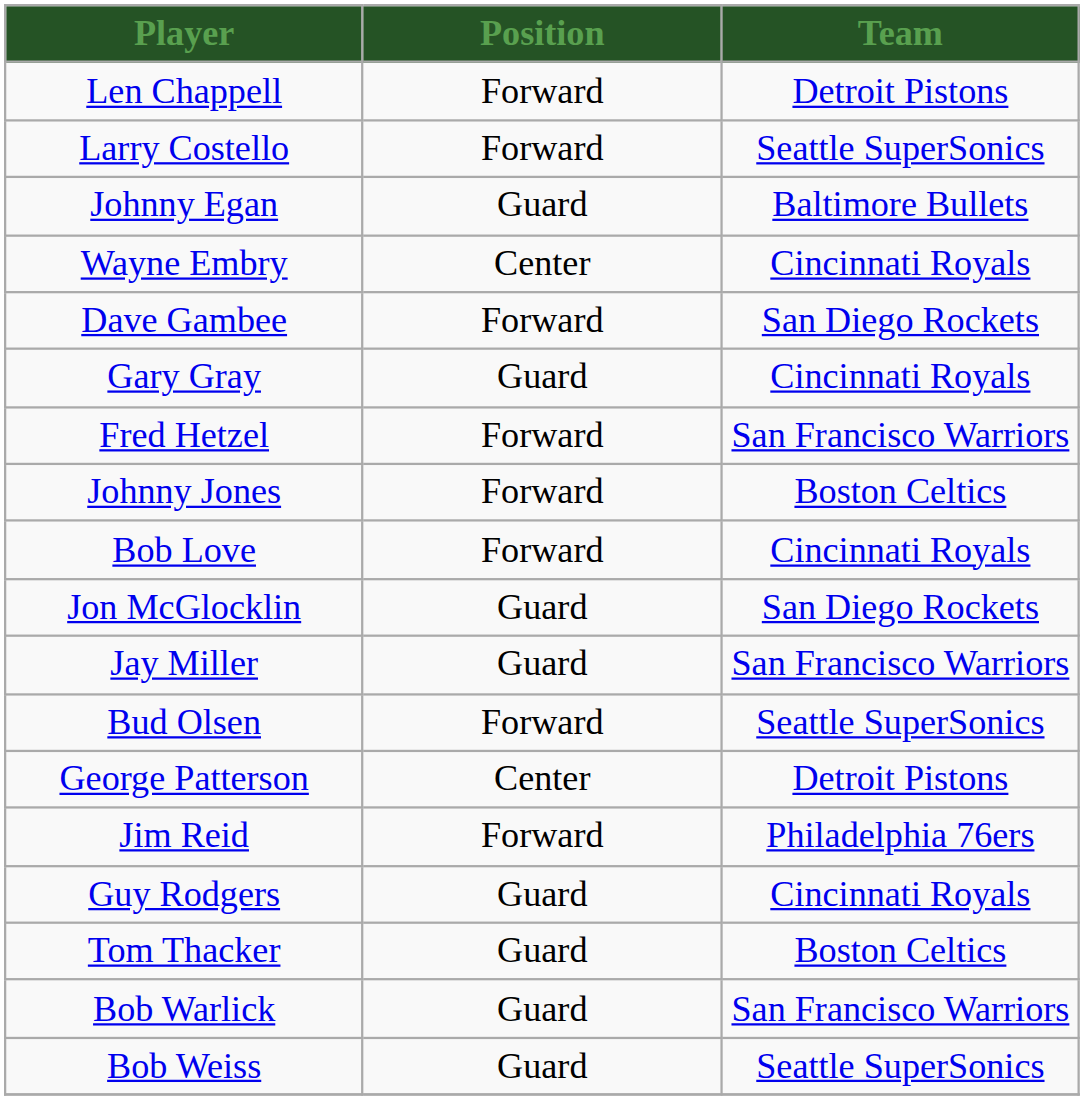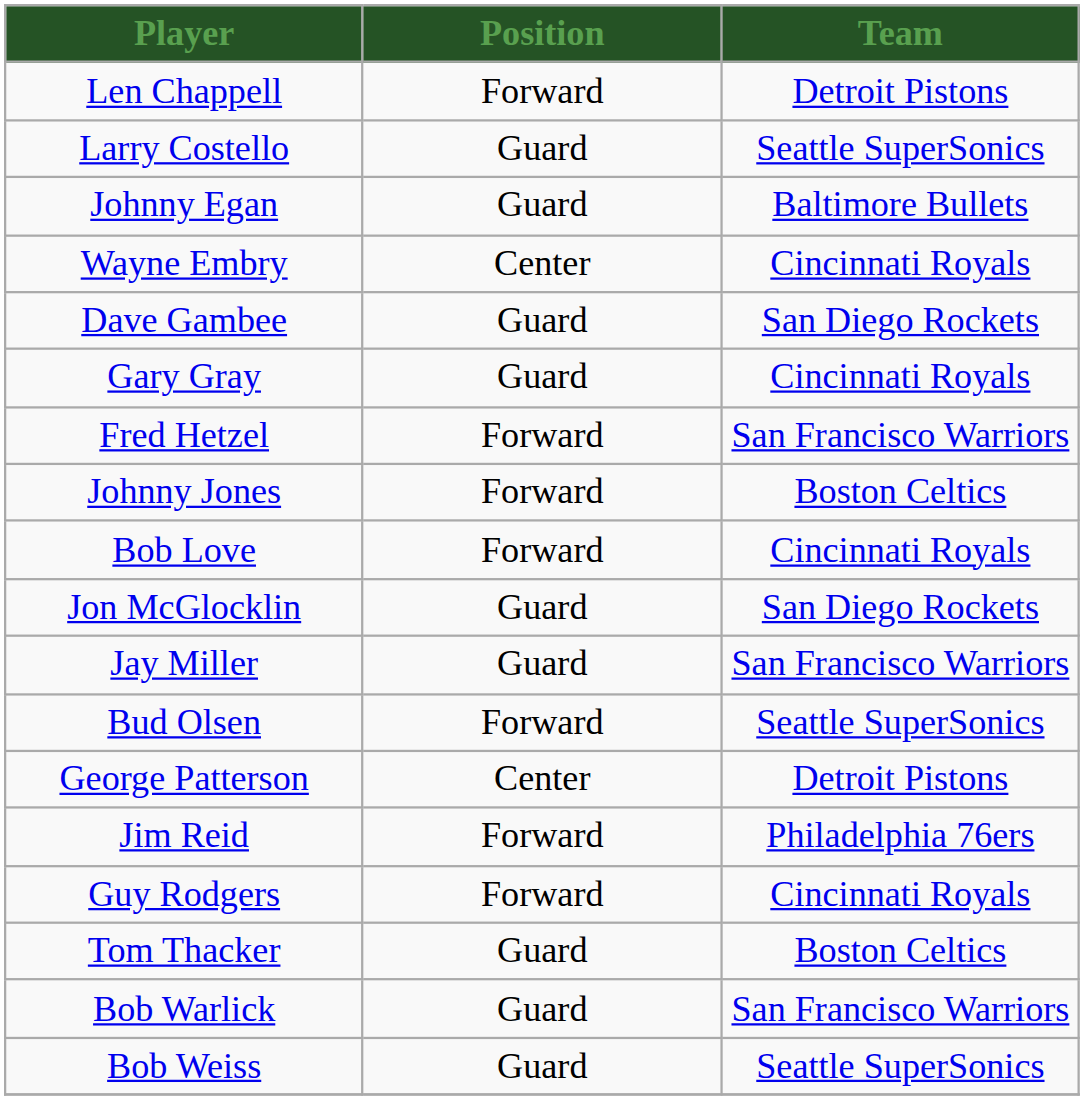(542, 147) Forward -> (542, 147) Guard
(542, 319) Forward -> (542, 319) Guard
(542, 893) Guard -> (542, 893) Forward
